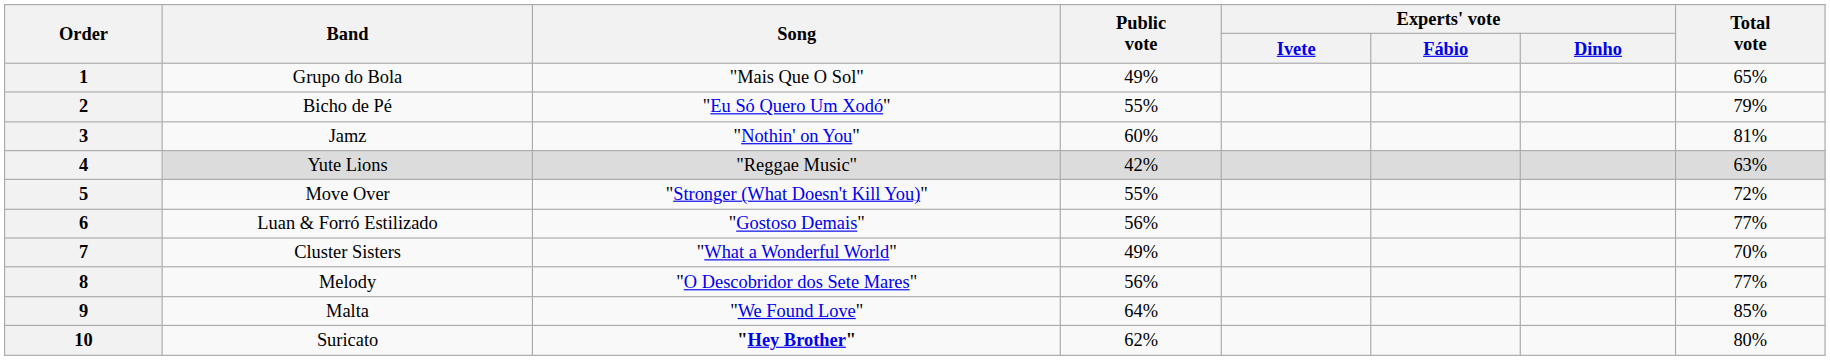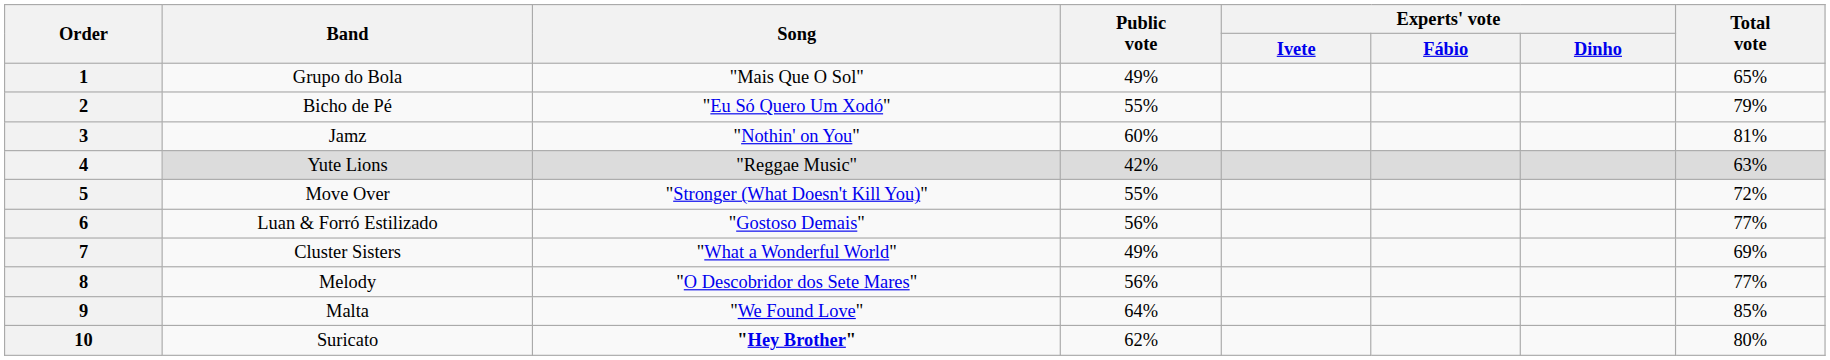(1750, 252) 70% -> (1750, 252) 69%
